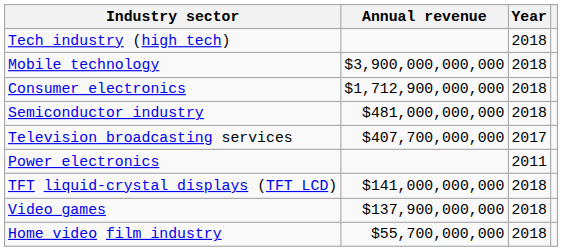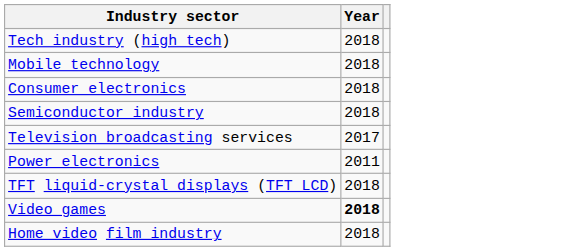- column: (424, 17)
(529, 210) normal -> (362, 210) bold
